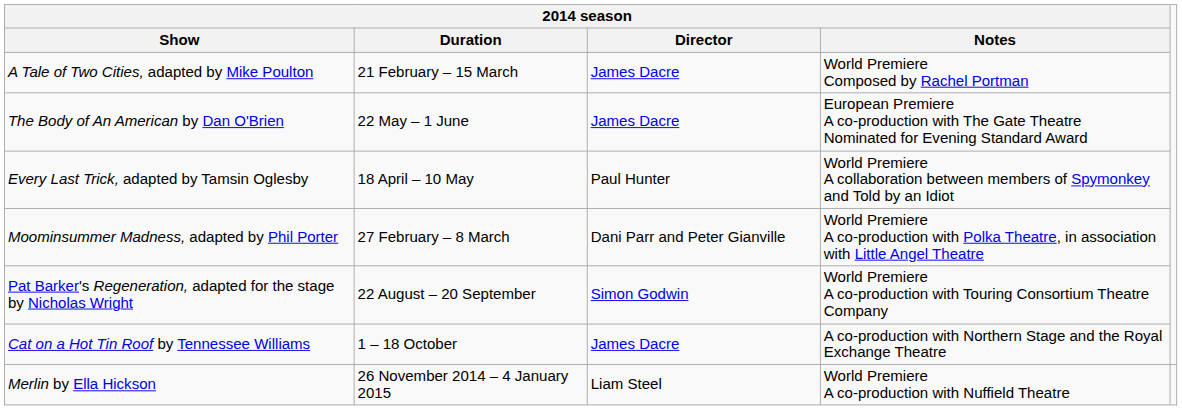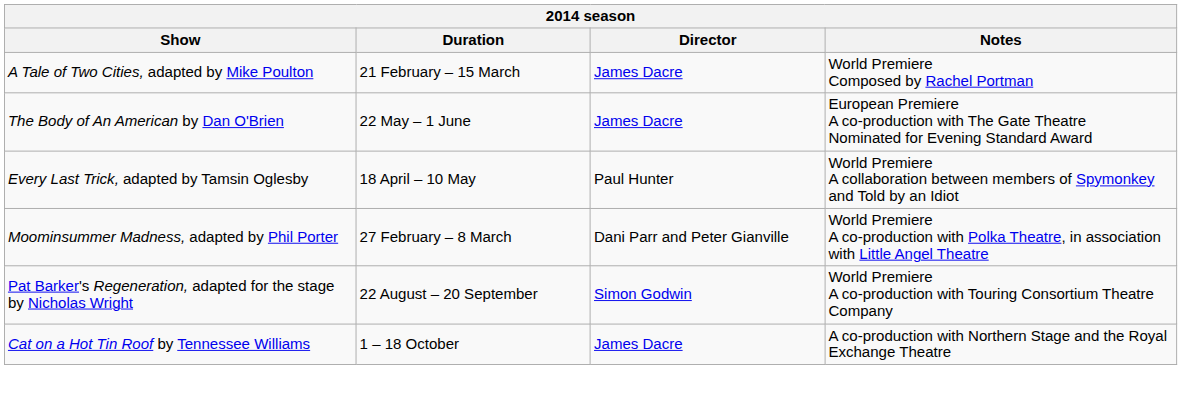- row: (82, 384)
